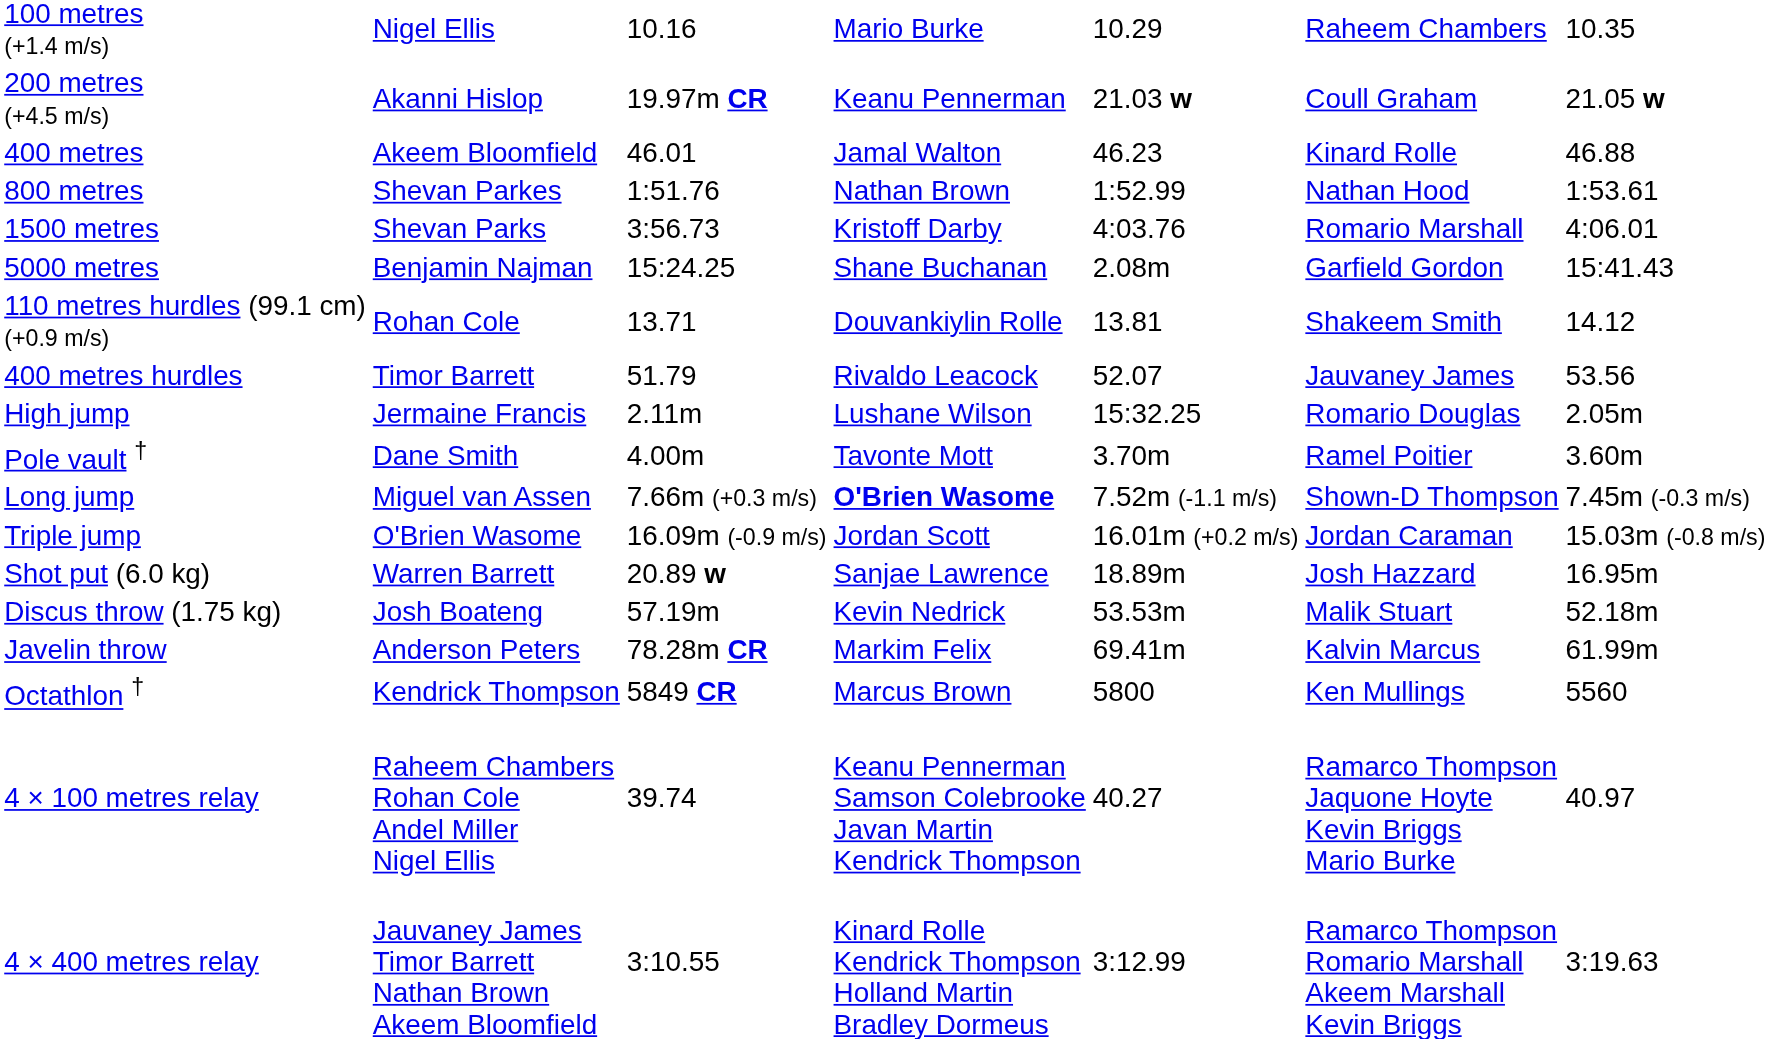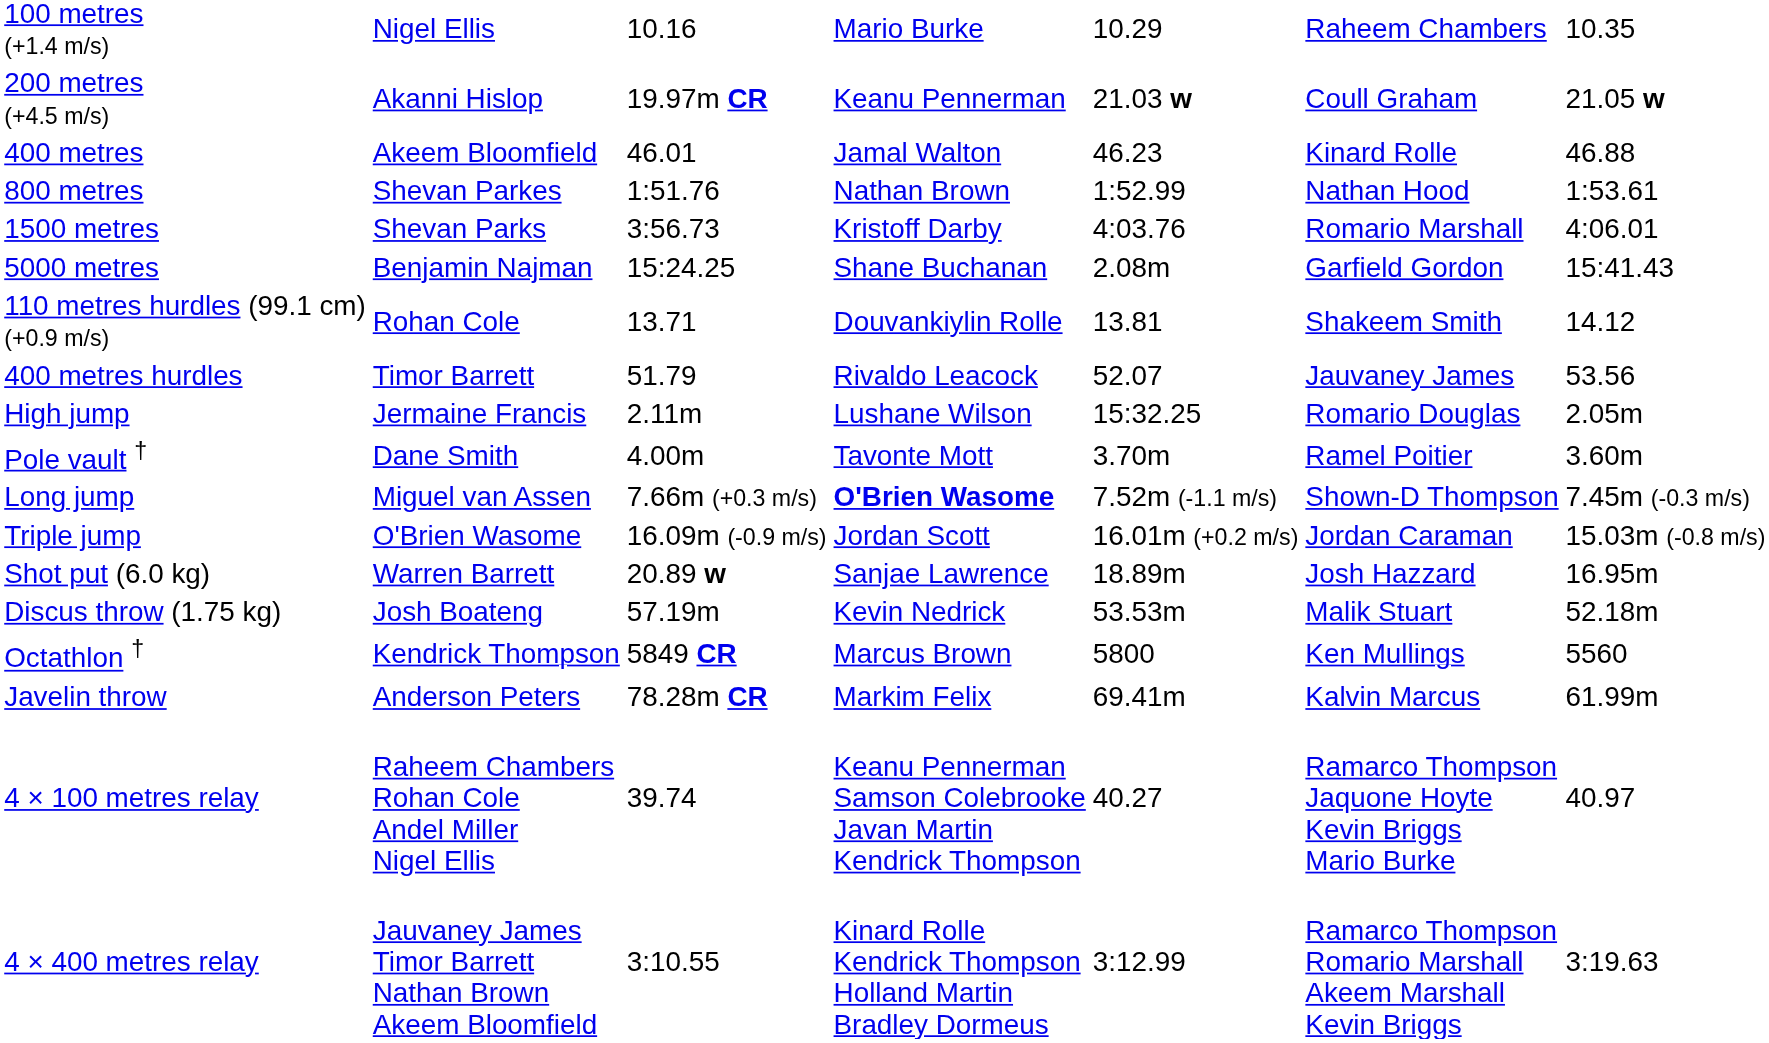rows swapped: (85, 650) <-> (74, 692)
